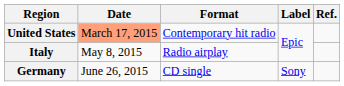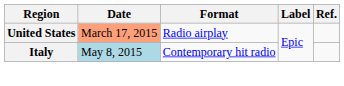(219, 33) Contemporary hit radio -> (195, 33) Radio airplay
(112, 52) no background -> (112, 52) lightblue background
(195, 52) Radio airplay -> (219, 52) Contemporary hit radio
- row: (41, 71)
